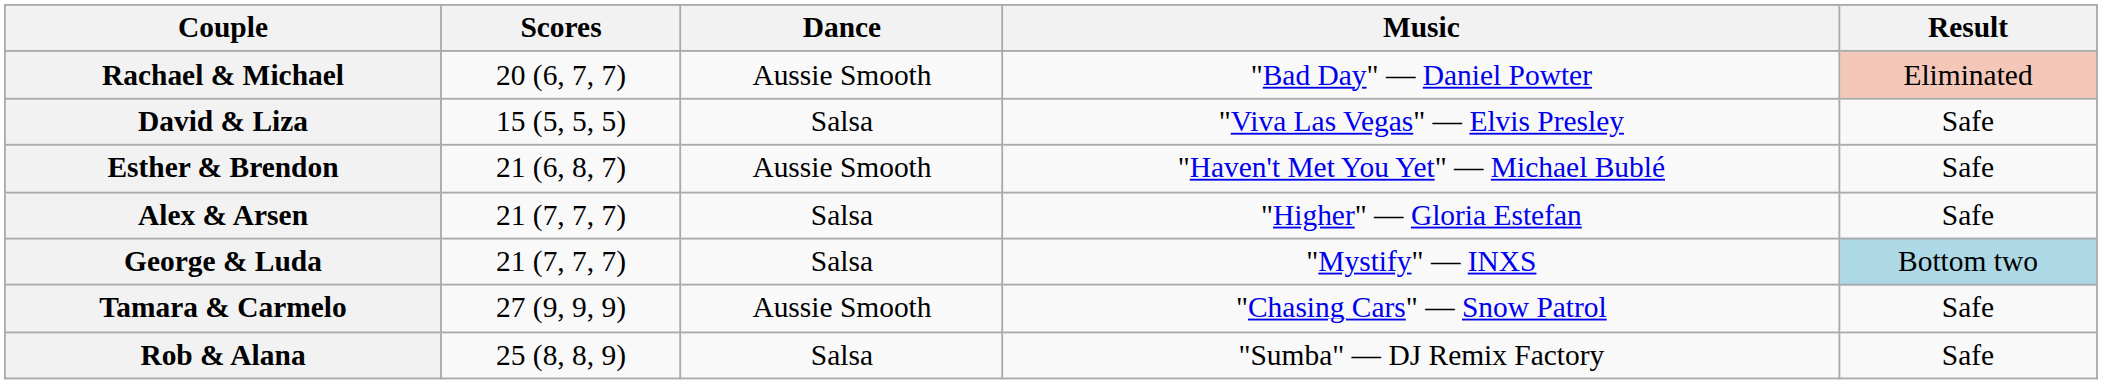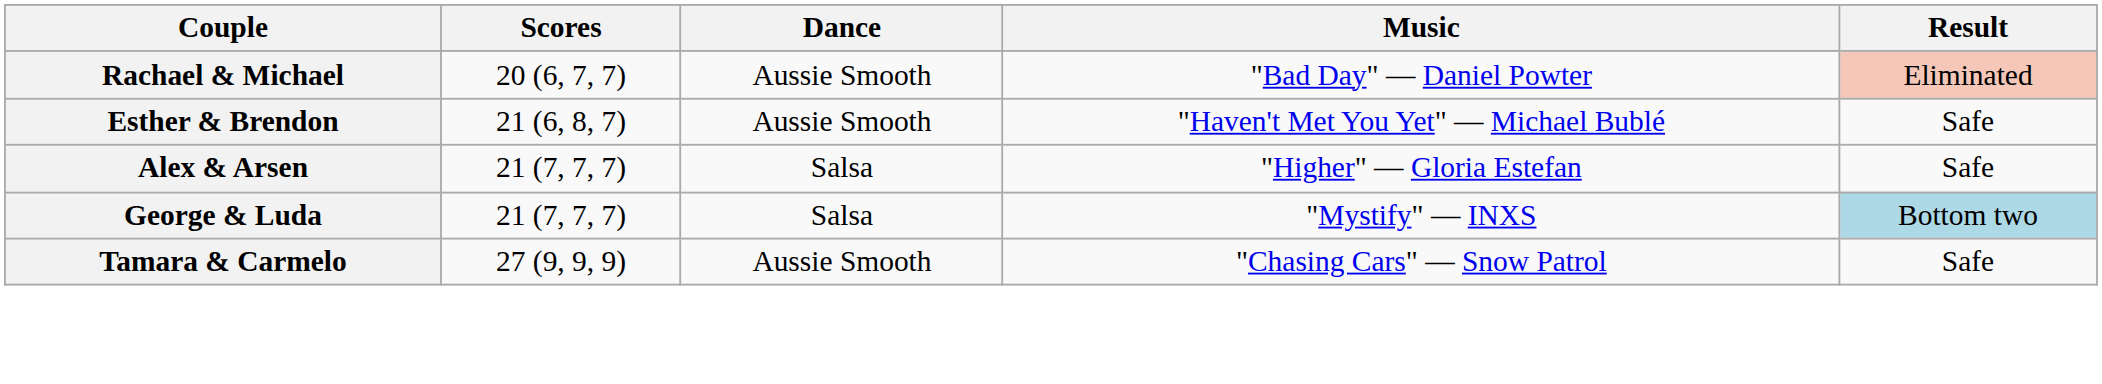- row: (223, 121)
- row: (223, 354)
